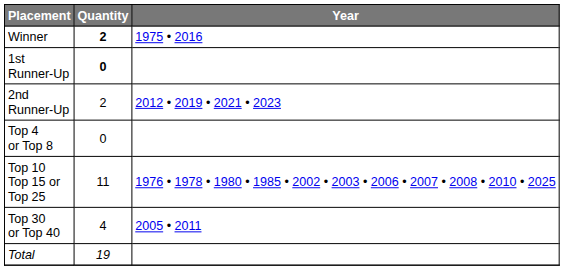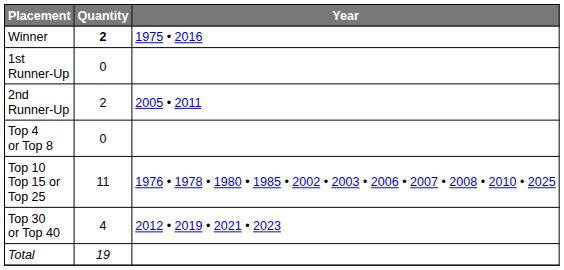(103, 66) bold -> (103, 66) normal
(208, 102) 2012 • 2019 • 2021 • 2023 -> (168, 102) 2005 • 2011
(168, 225) 2005 • 2011 -> (208, 225) 2012 • 2019 • 2021 • 2023
